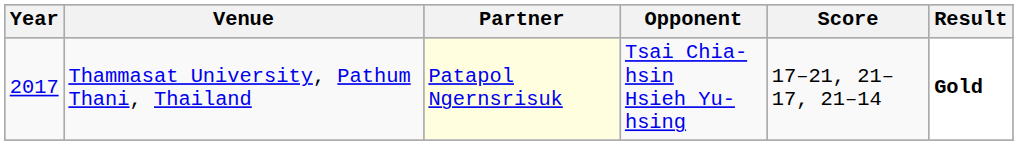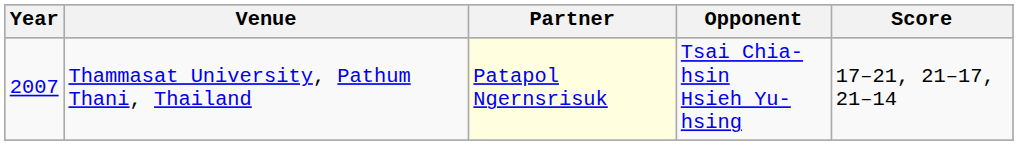- column: (971, 22)
(34, 89) 2017 -> (34, 89) 2007
